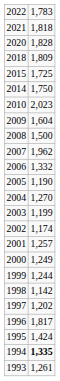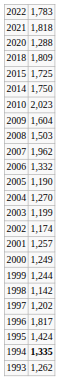(42, 43) 1,828 -> (42, 43) 1,288
(42, 136) 1,500 -> (42, 136) 1,503
(42, 368) 1,261 -> (42, 368) 1,262
